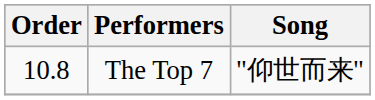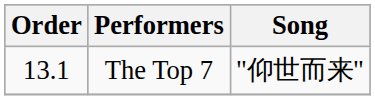(46, 70) 10.8 -> (46, 70) 13.1
